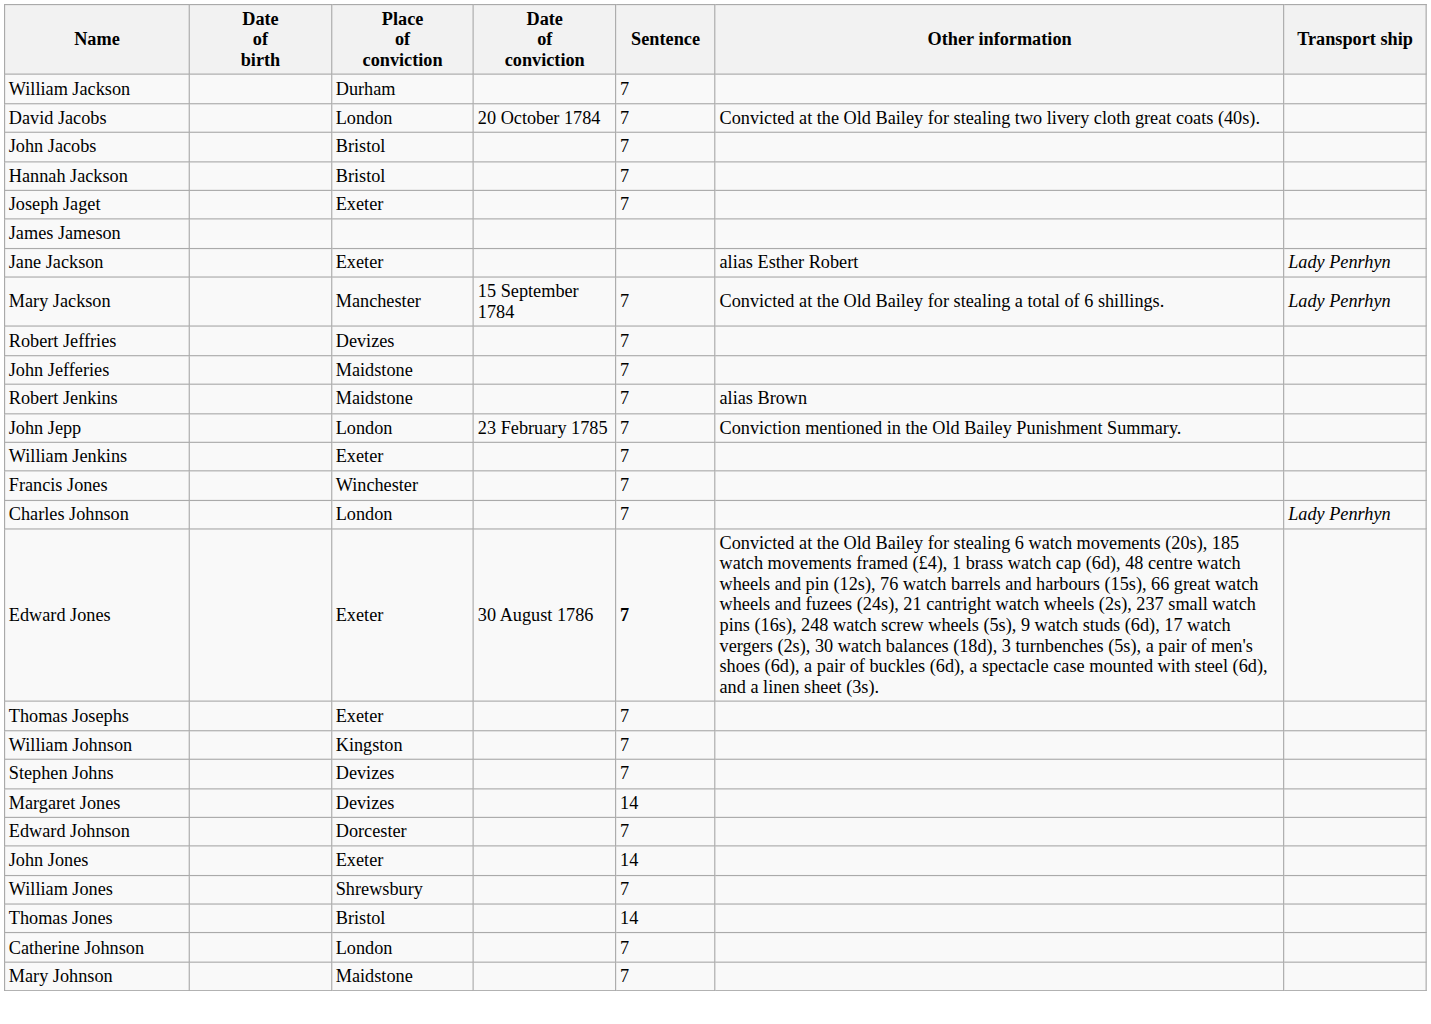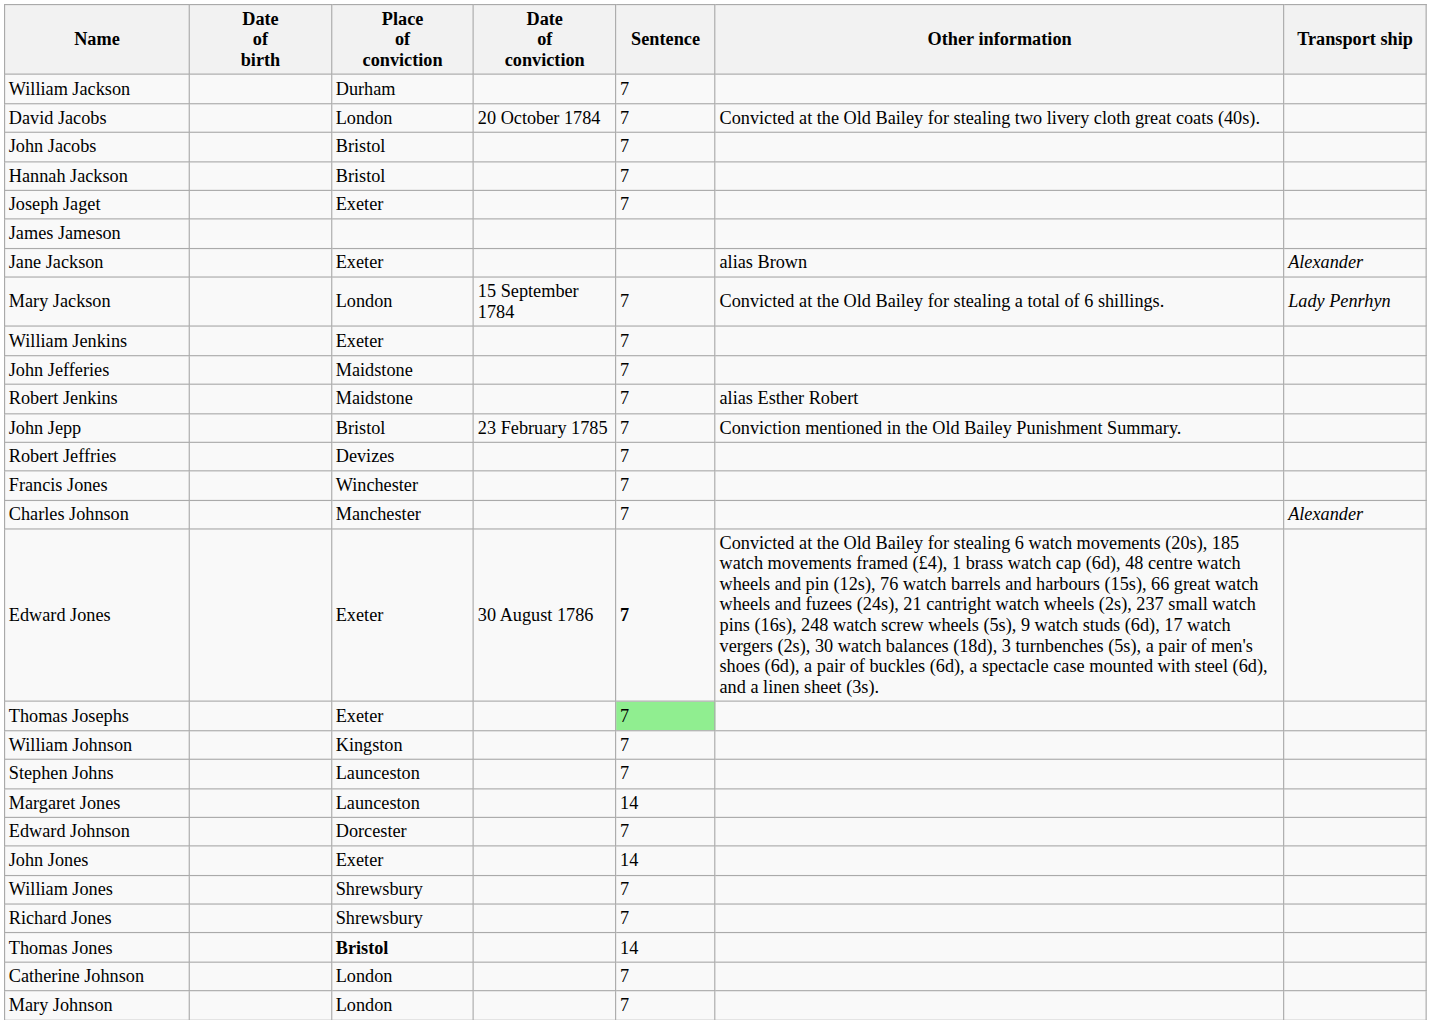(789, 262) alias Esther Robert -> (763, 262) alias Brown
(1339, 262) Lady Penrhyn -> (1326, 262) Alexander
(378, 301) Manchester -> (364, 301) London
rows swapped: (63, 340) <-> (68, 456)
(763, 398) alias Brown -> (789, 398) alias Esther Robert
(364, 427) London -> (361, 427) Bristol
(364, 514) London -> (378, 514) Manchester
(1339, 514) Lady Penrhyn -> (1326, 514) Alexander
(625, 715) no background -> (625, 715) lightgreen background
(365, 773) Devizes -> (378, 773) Launceston
(365, 802) Devizes -> (378, 802) Launceston
+ row: (60, 918)
(361, 918) normal -> (362, 947) bold
(374, 976) Maidstone -> (364, 1005) London
